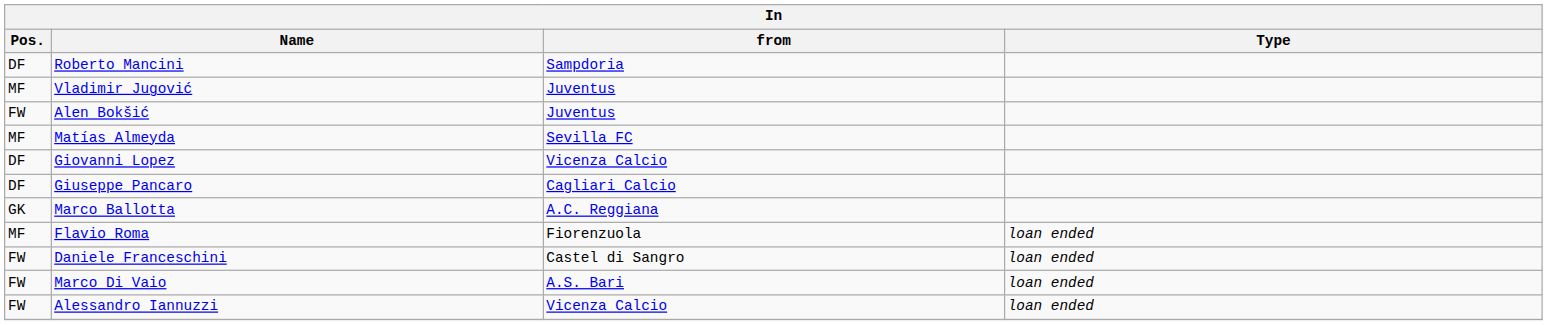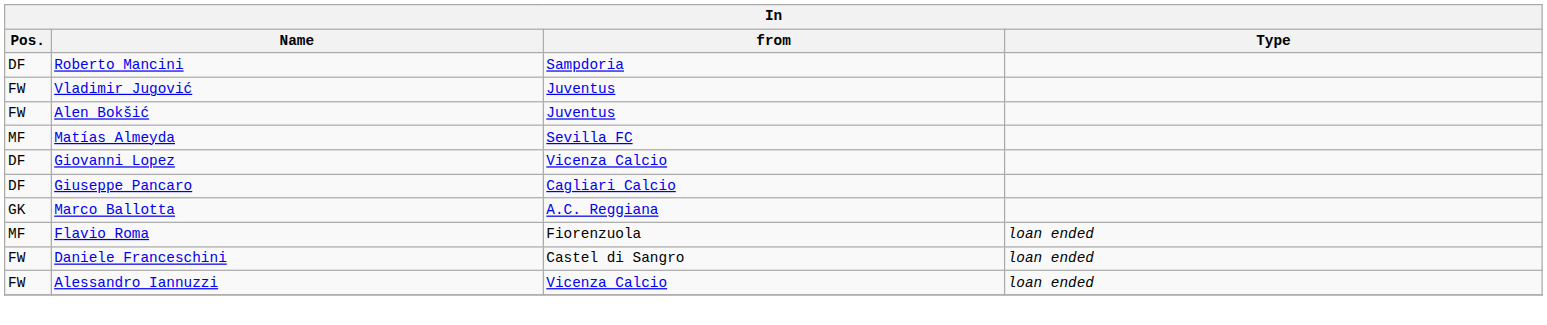(17, 89) MF -> (17, 89) FW
- row: (110, 282)
